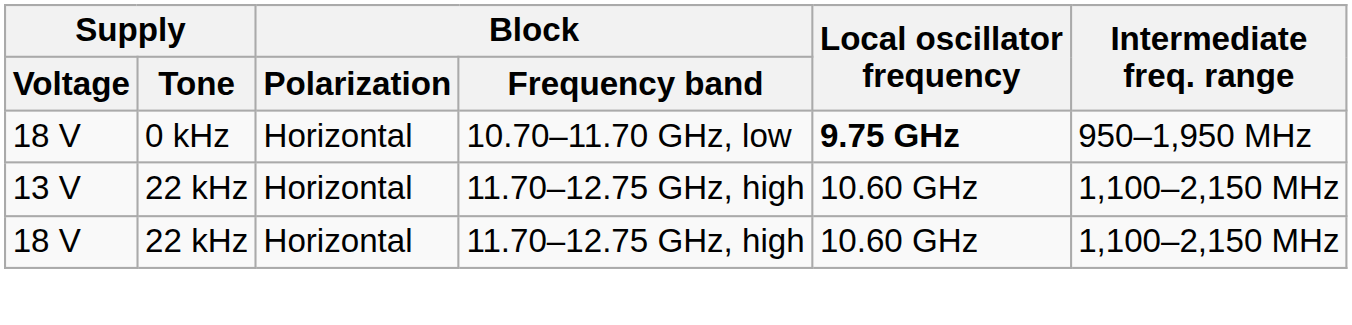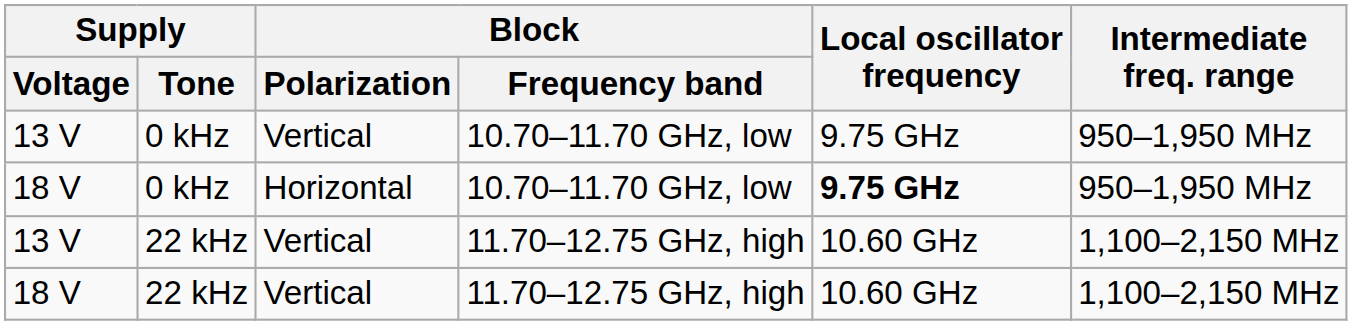+ row: (47, 135)
(338, 188) Horizontal -> (318, 240) Vertical
(338, 240) Horizontal -> (318, 293) Vertical
